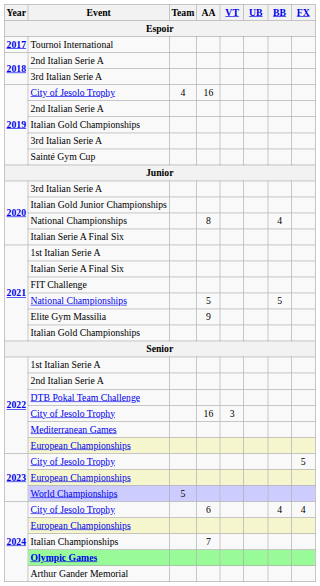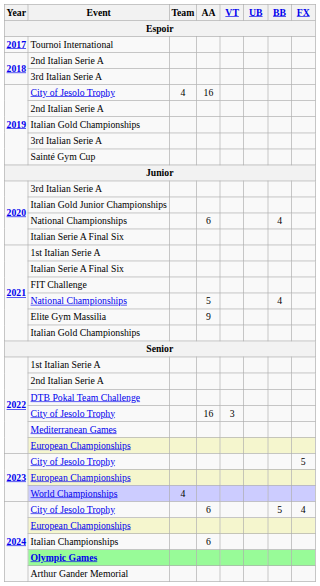(208, 221) 8 -> (208, 221) 6
(280, 301) 5 -> (280, 301) 4
(183, 493) 5 -> (183, 493) 4
(280, 509) 4 -> (280, 509) 5
(208, 542) 7 -> (208, 542) 6
